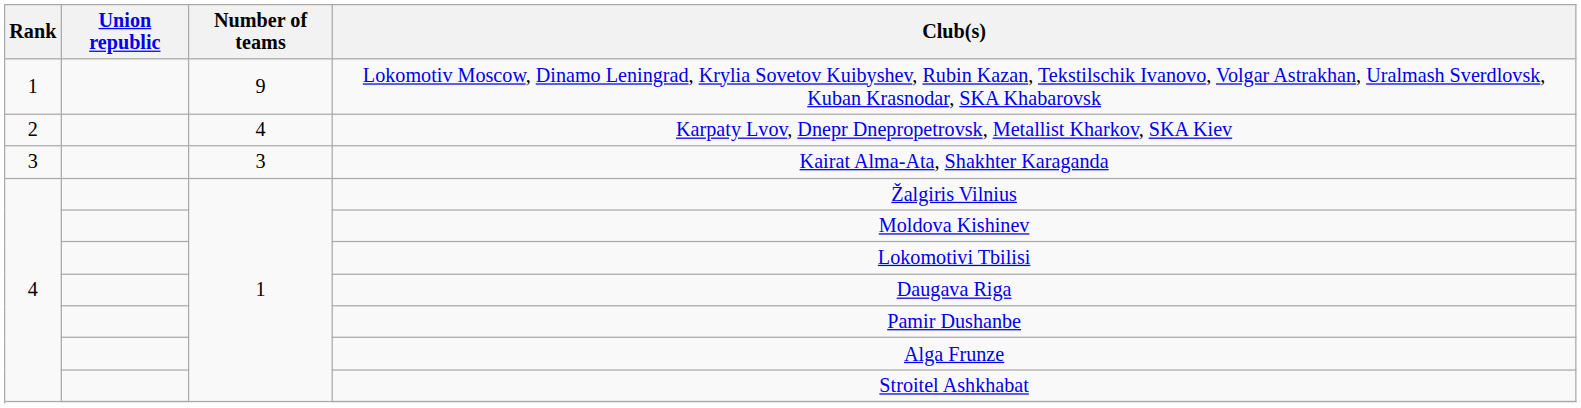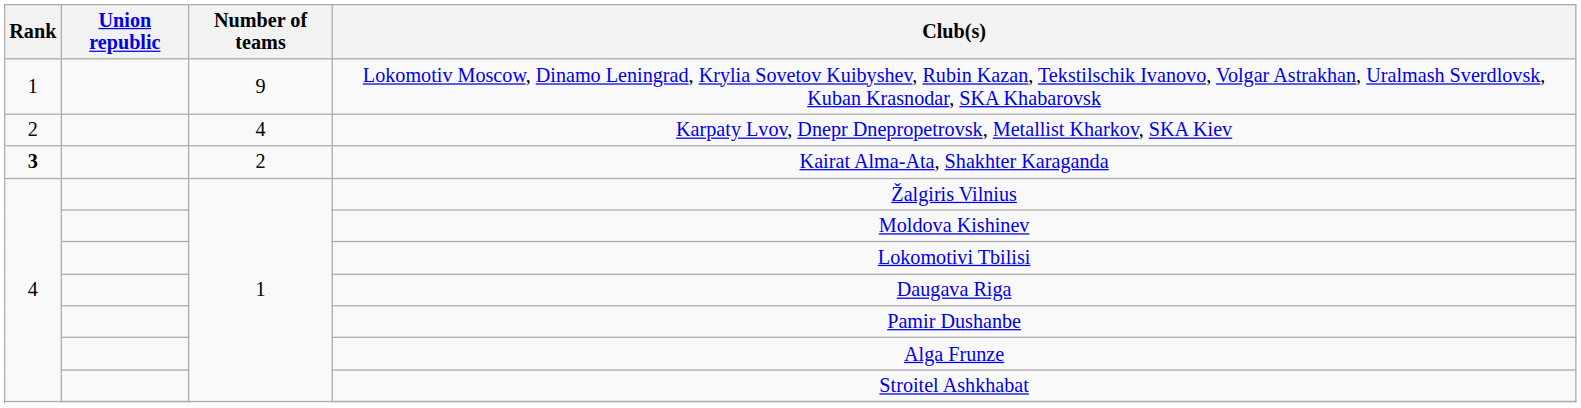(33, 161) normal -> (33, 161) bold
(261, 161) 3 -> (261, 161) 2
